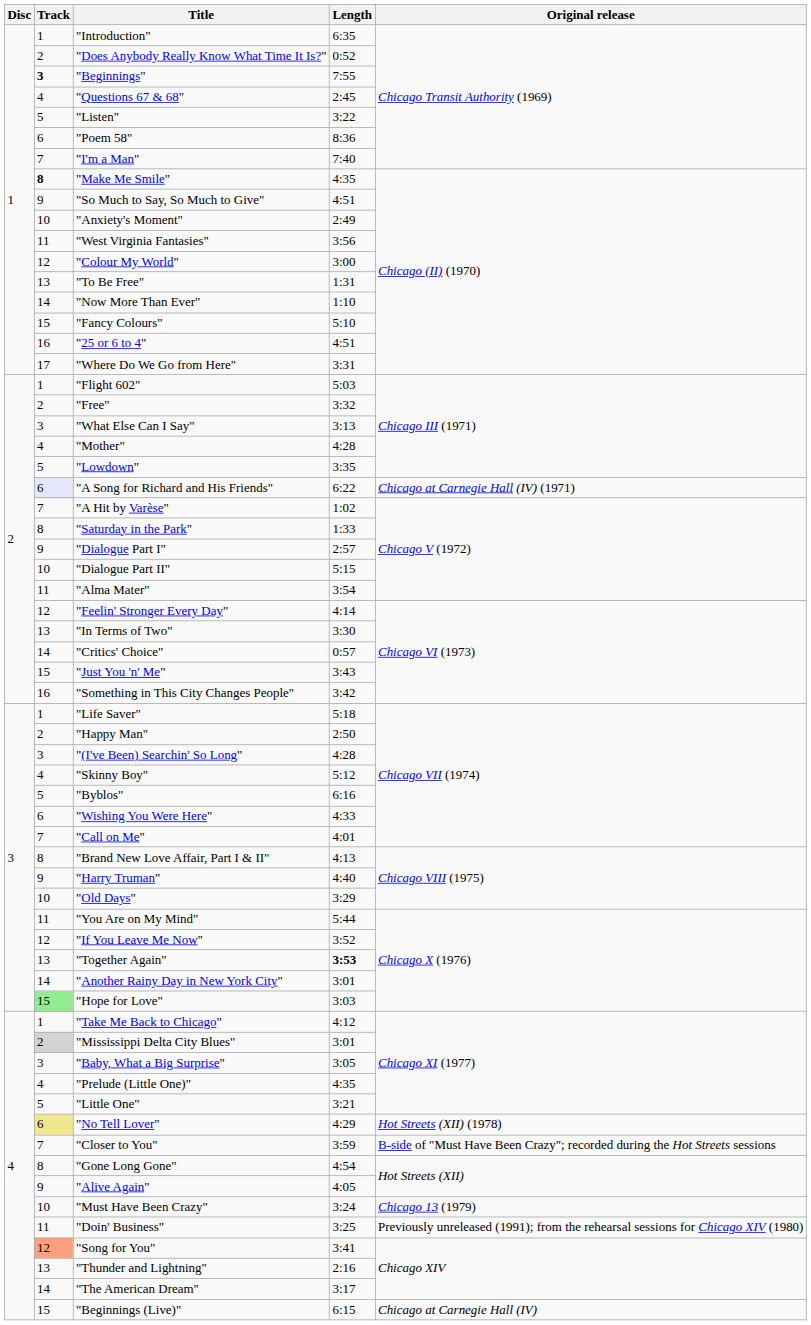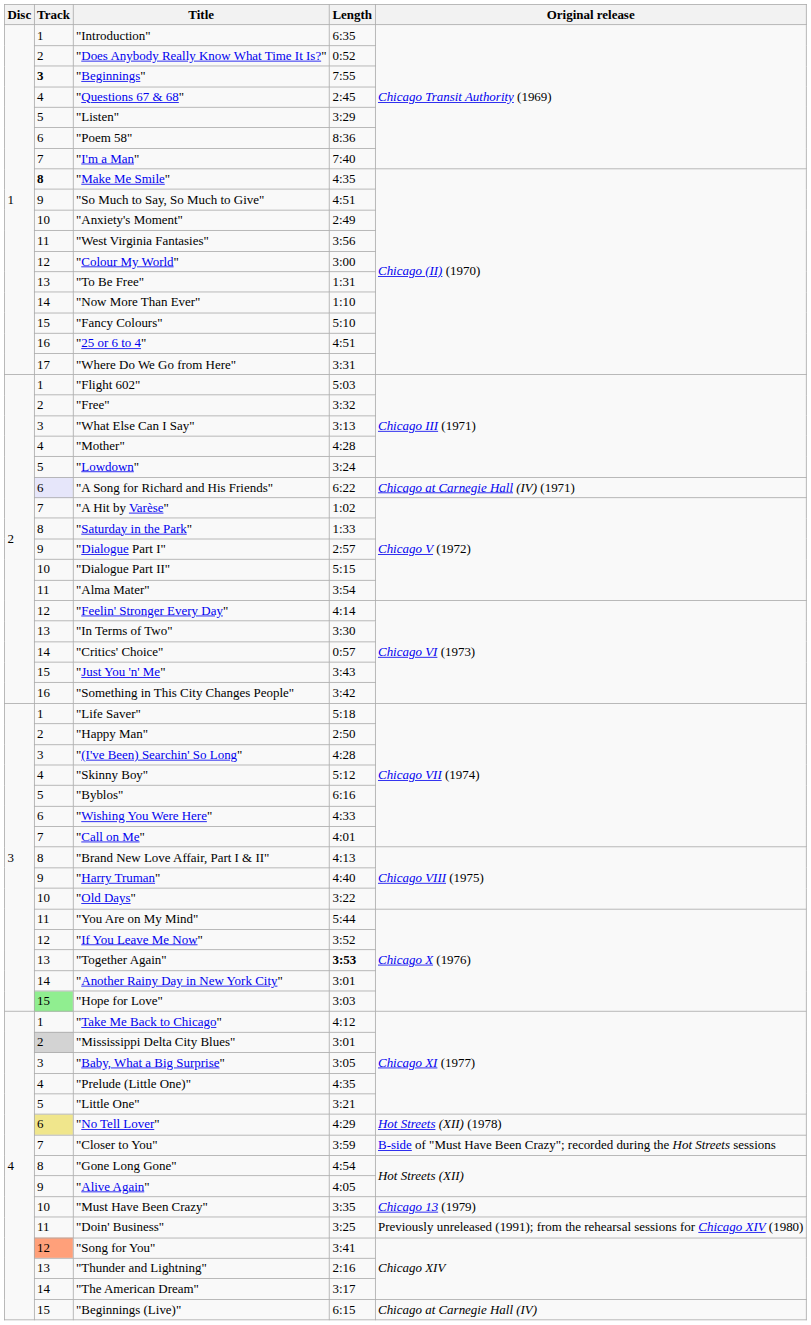(344, 117) 3:22 -> (344, 117) 3:29
(344, 466) 3:35 -> (344, 466) 3:24
(344, 898) 3:29 -> (344, 898) 3:22
(344, 1206) 3:24 -> (344, 1206) 3:35
